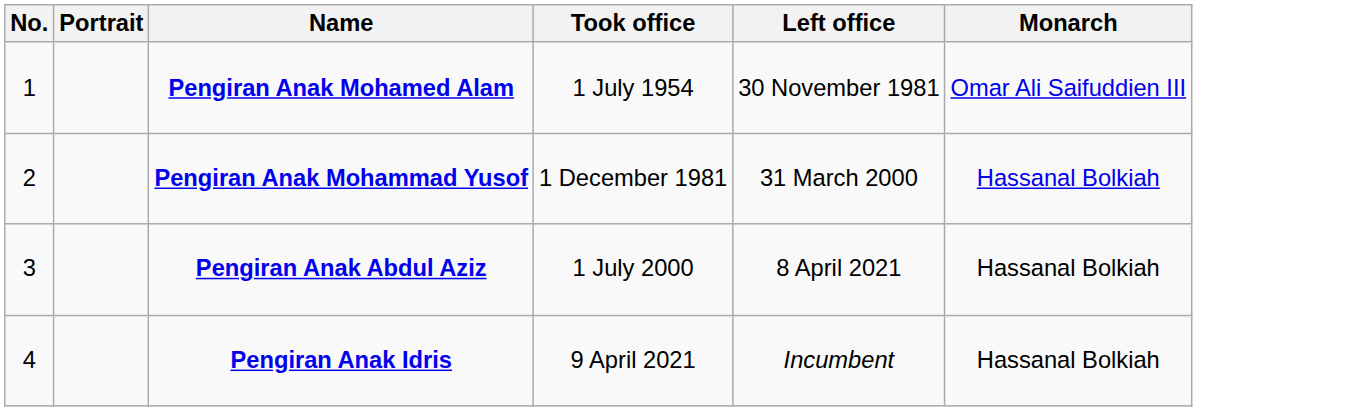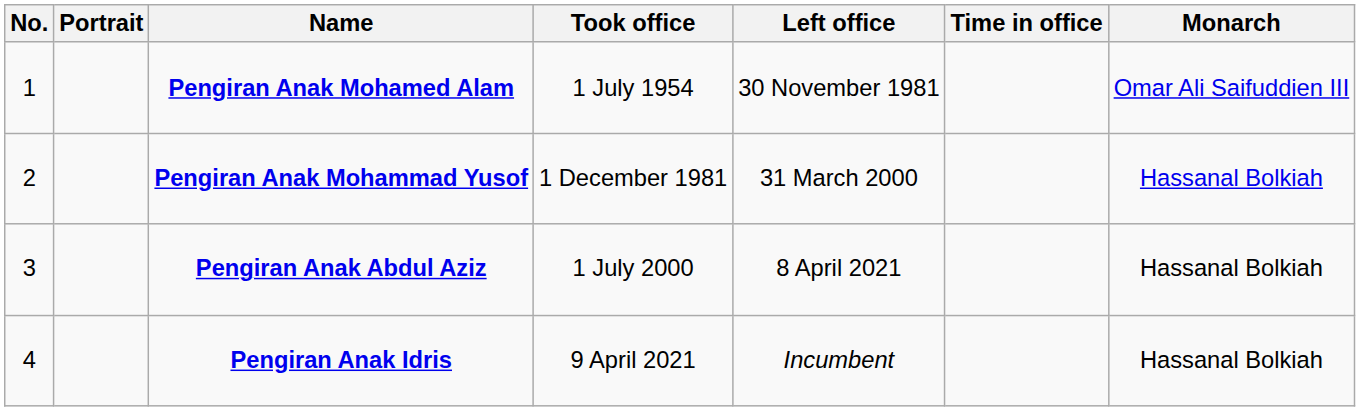+ column: (1027, 23)
